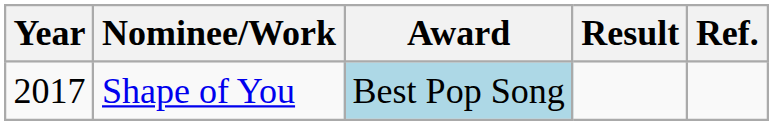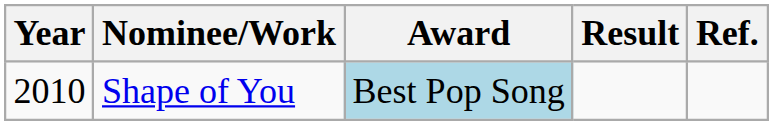(49, 90) 2017 -> (49, 90) 2010
